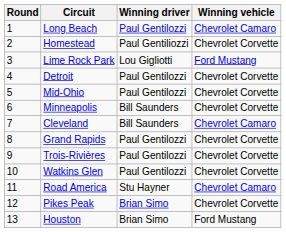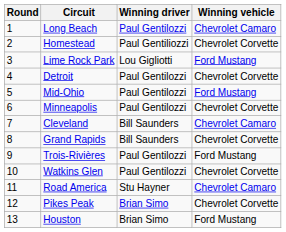(236, 92) Chevrolet Corvette -> (225, 92) Ford Mustang
(149, 108) Bill Saunders -> (153, 108) Paul Gentilozzi
(153, 140) Paul Gentilozzi -> (149, 140) Bill Saunders
(236, 156) Chevrolet Corvette -> (225, 156) Ford Mustang
